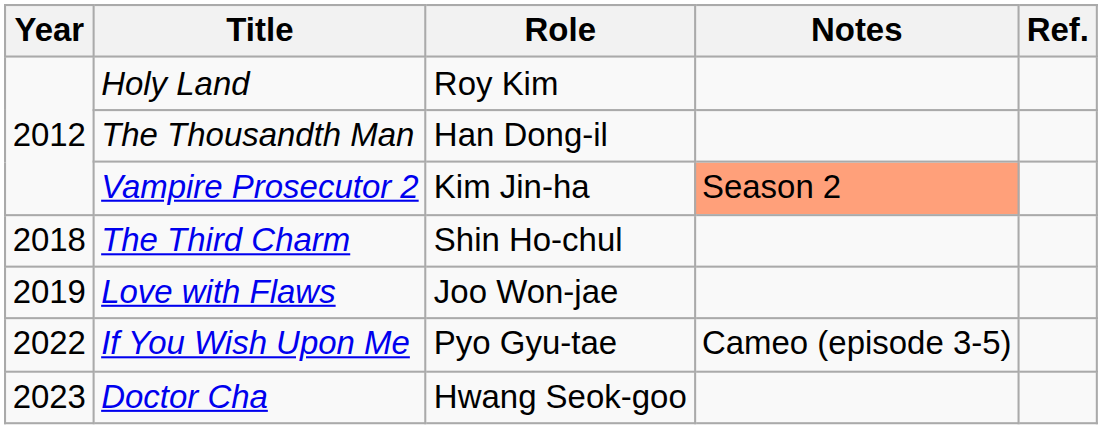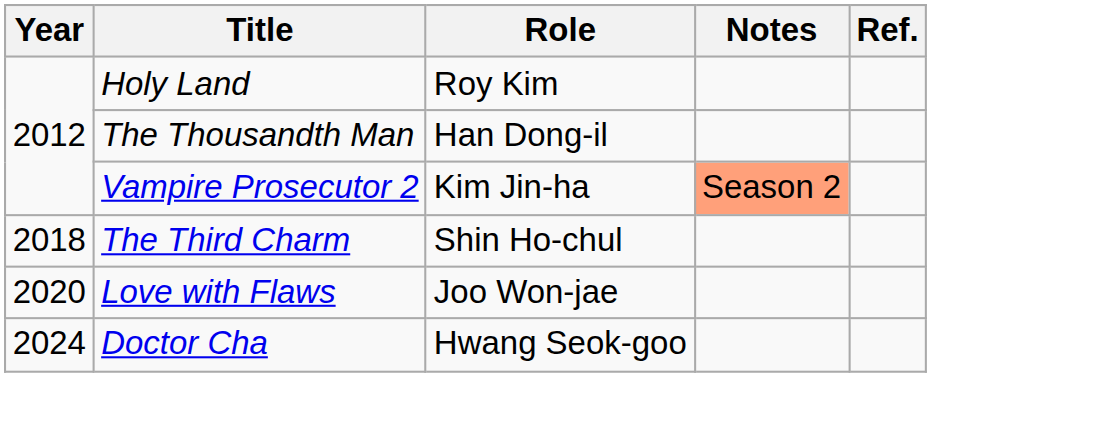(49, 291) 2019 -> (49, 291) 2020
- row: (255, 344)
(49, 396) 2023 -> (49, 344) 2024
